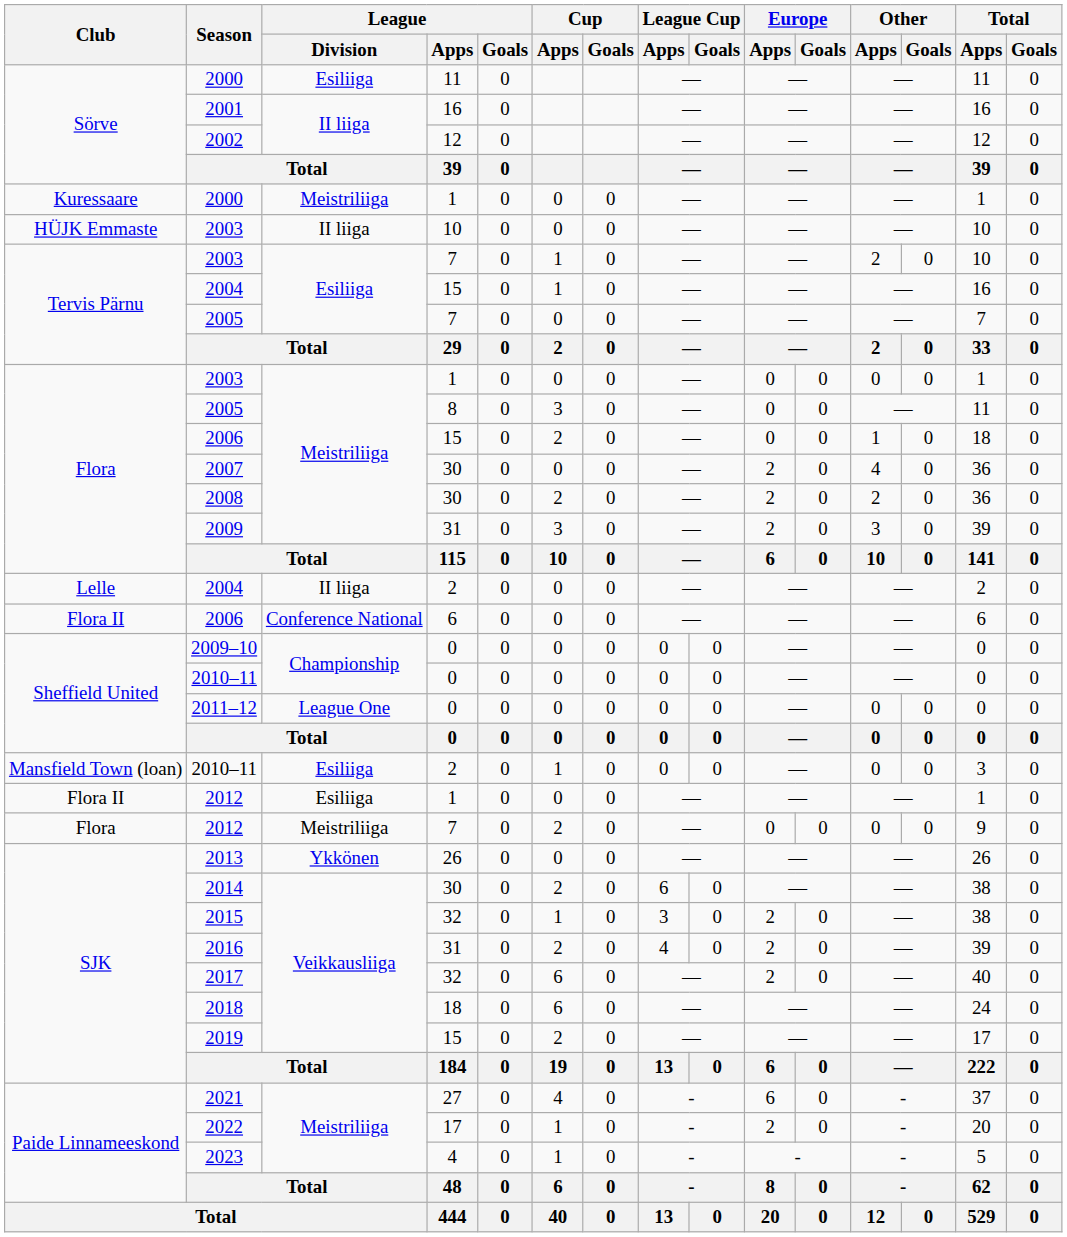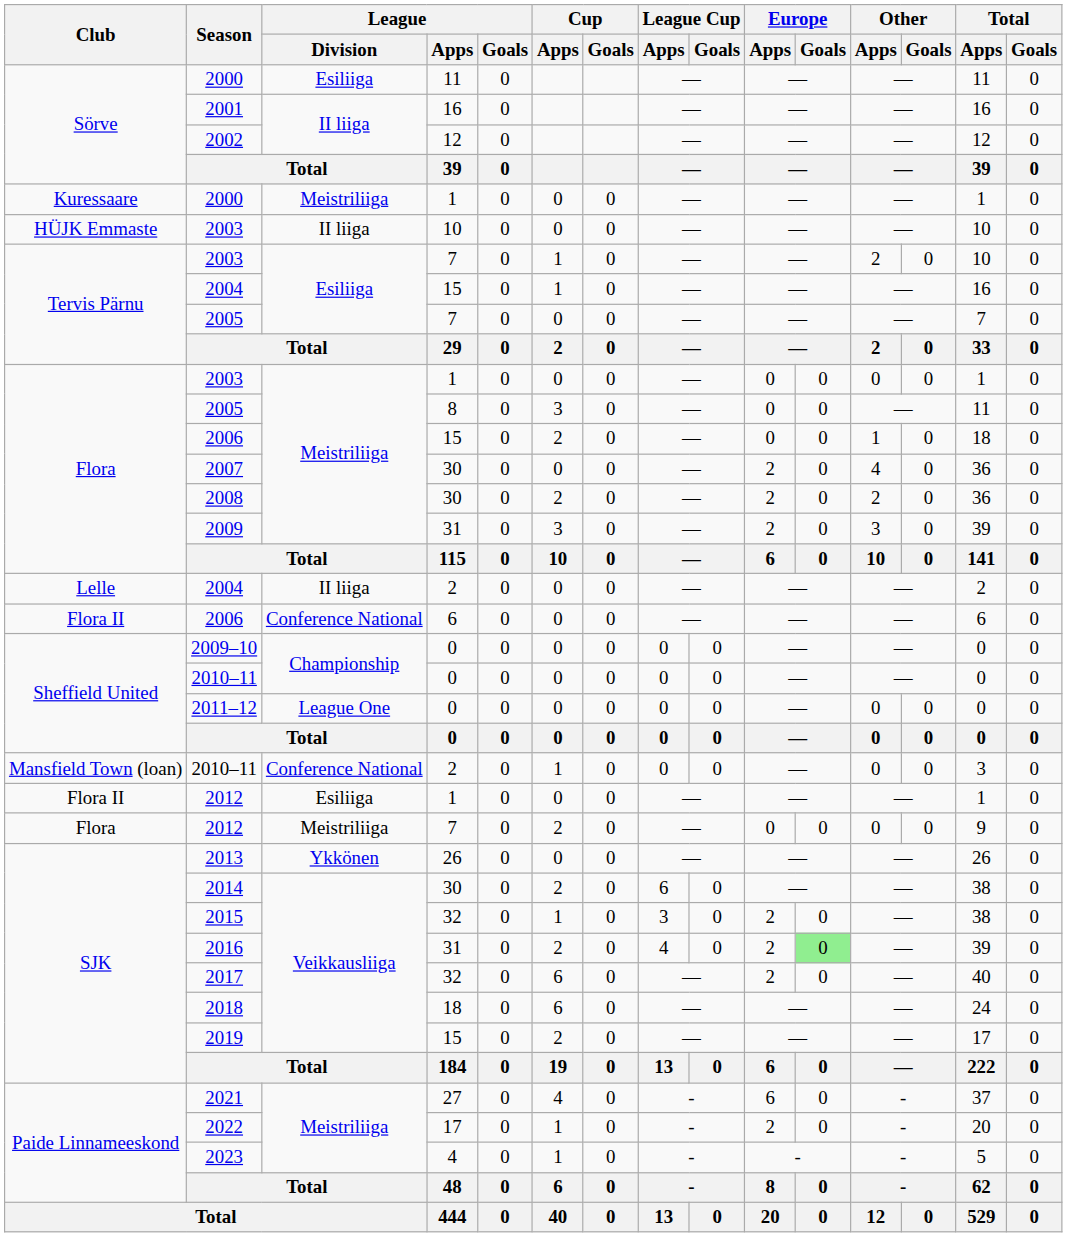(344, 768) Esiliiga -> (344, 768) Conference National
(823, 947) no background -> (823, 947) lightgreen background
